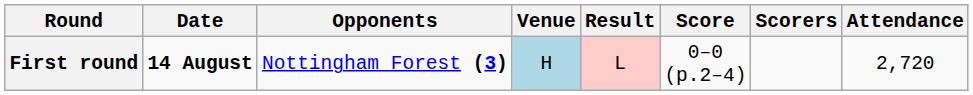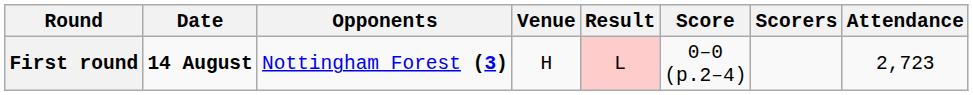(546, 64) lightblue background -> (546, 64) no background
(905, 64) 2,720 -> (905, 64) 2,723
